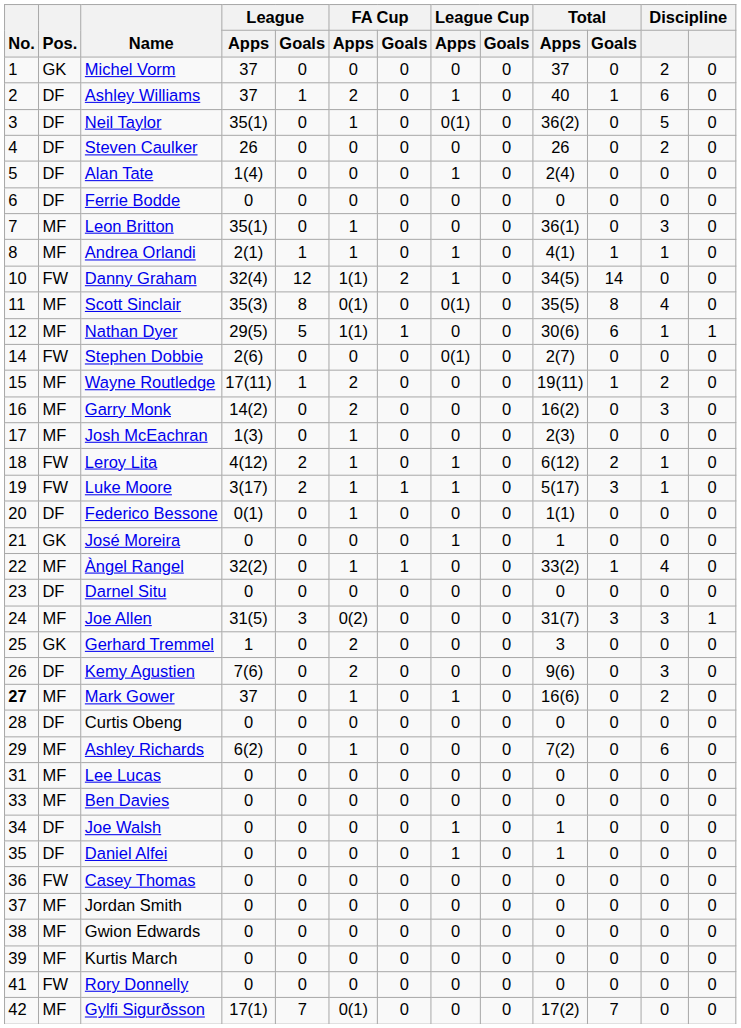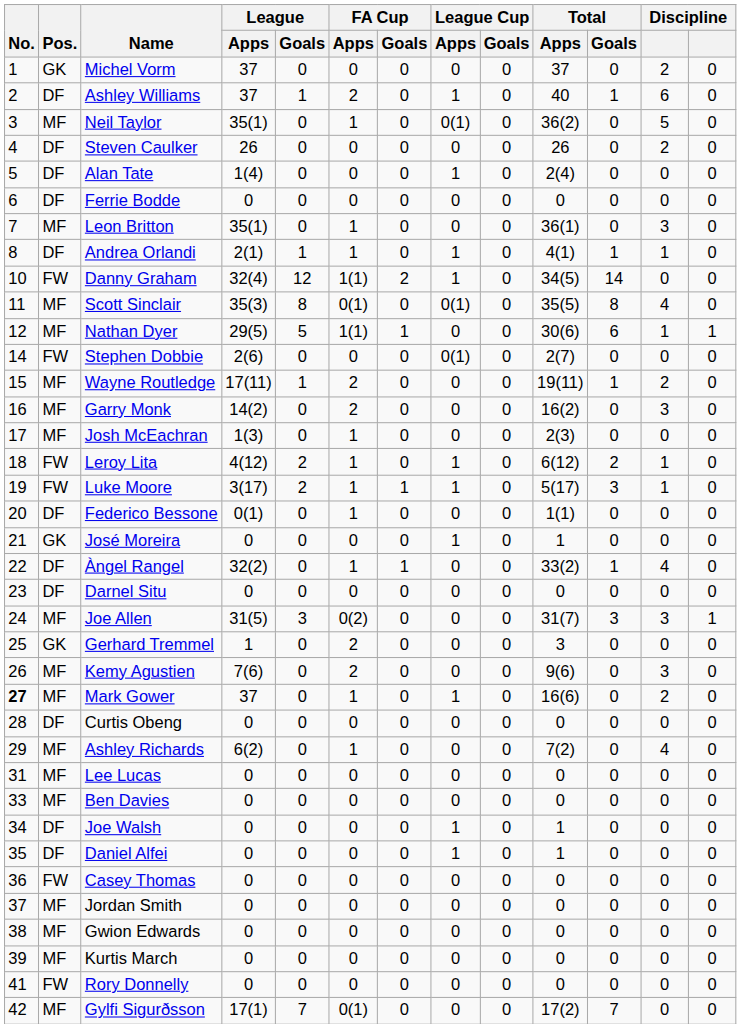(53, 122) DF -> (54, 122) MF
(54, 252) MF -> (53, 252) DF
(54, 566) MF -> (53, 566) DF
(53, 670) DF -> (54, 670) MF
(665, 749) 6 -> (665, 749) 4
